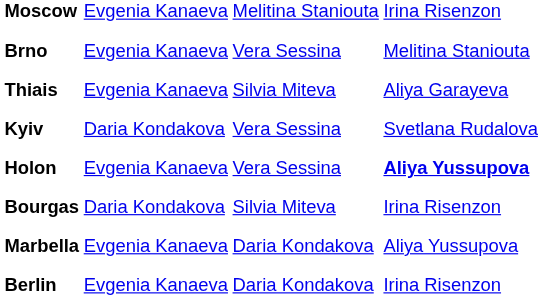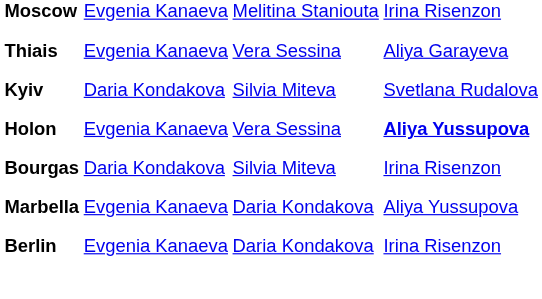- row: (26, 50)
(284, 89) Silvia Miteva -> (287, 50) Vera Sessina
(287, 128) Vera Sessina -> (284, 89) Silvia Miteva
